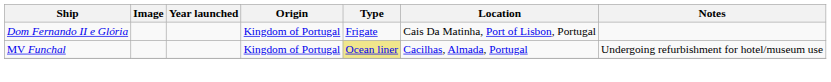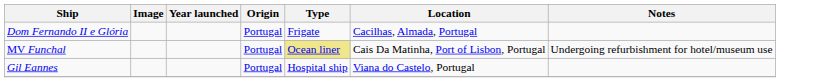(292, 31) Kingdom of Portugal -> (263, 31) Portugal
(500, 31) Cais Da Matinha, Port of Lisbon, Portugal -> (415, 31) Cacilhas, Almada, Portugal
(292, 49) Kingdom of Portugal -> (263, 49) Portugal
(466, 49) Cacilhas, Almada, Portugal -> (449, 49) Cais Da Matinha, Port of Lisbon, Portugal
+ row: (32, 67)
